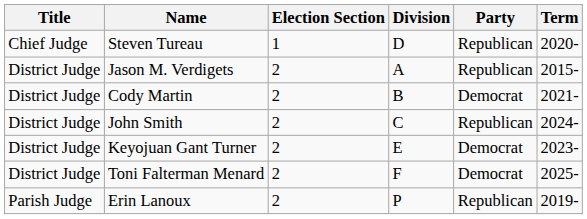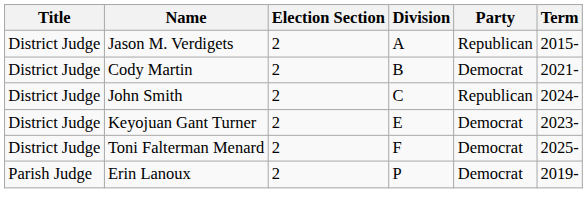- row: (155, 43)
(495, 200) Republican -> (490, 174) Democrat
